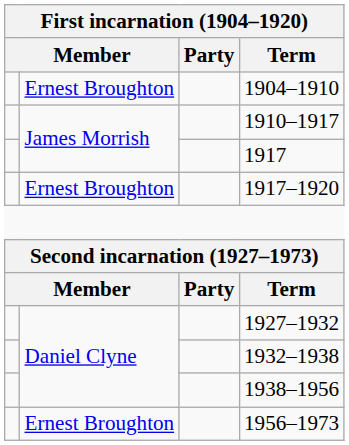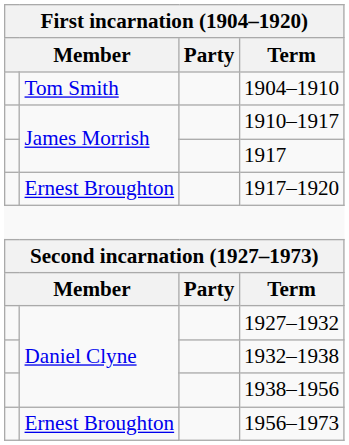(99, 88) Ernest Broughton -> (72, 88) Tom Smith
